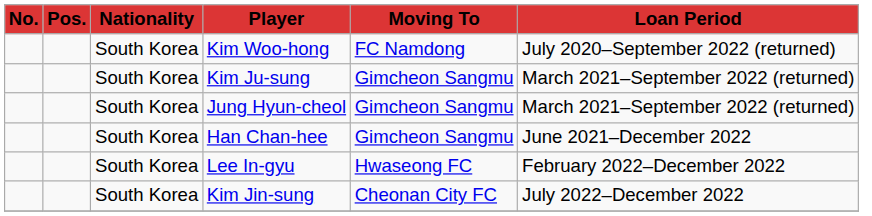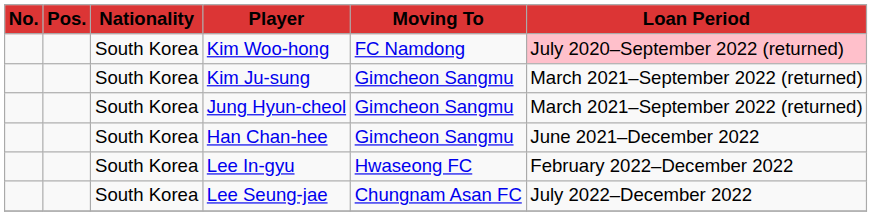(679, 48) no background -> (687, 48) pink background
+ row: (267, 195)
- row: (260, 195)
